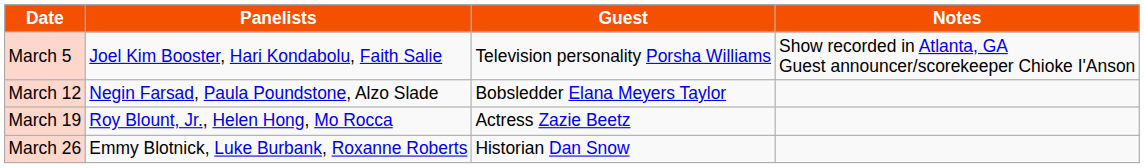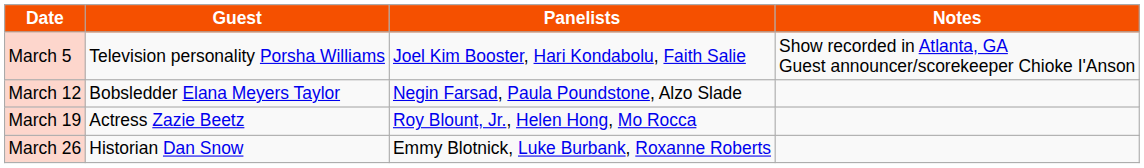columns swapped: (623, 18) <-> (278, 18)
